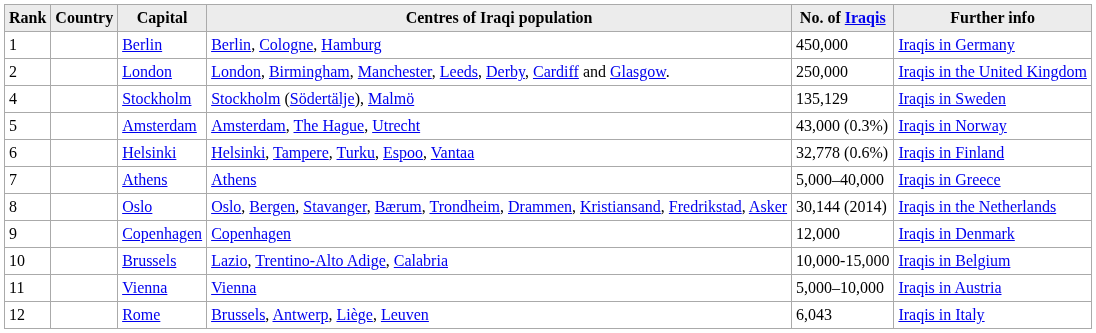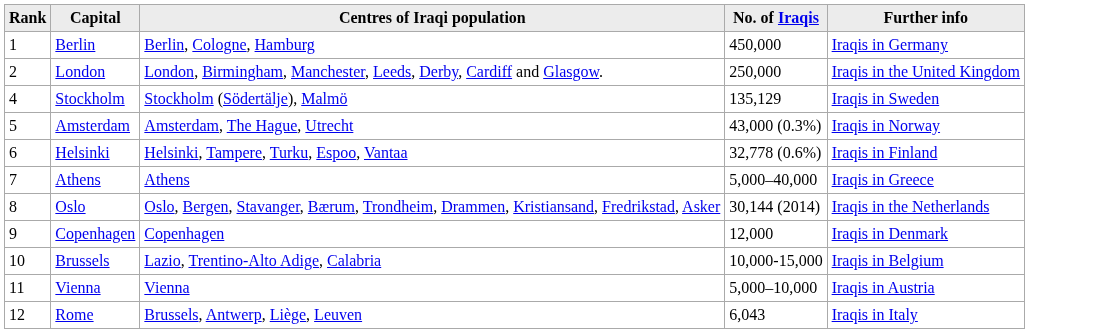- column: (84, 18)
